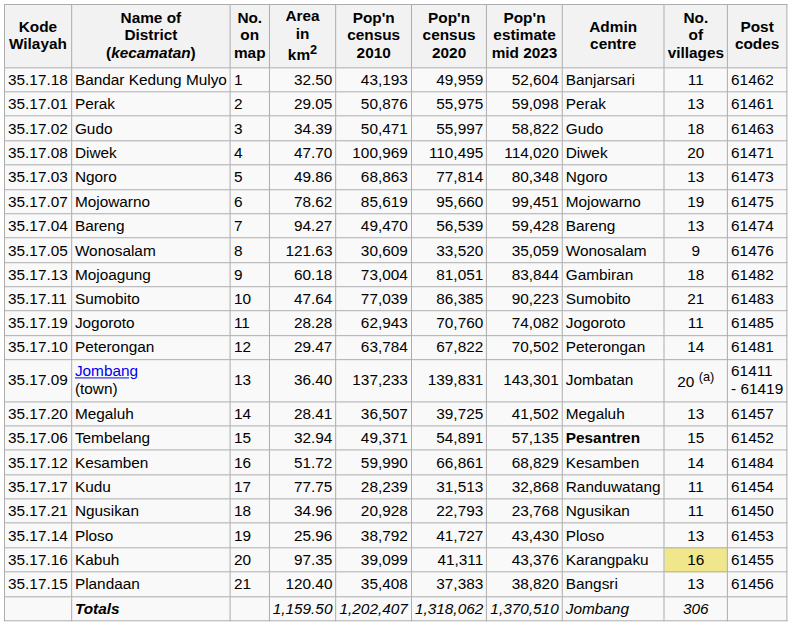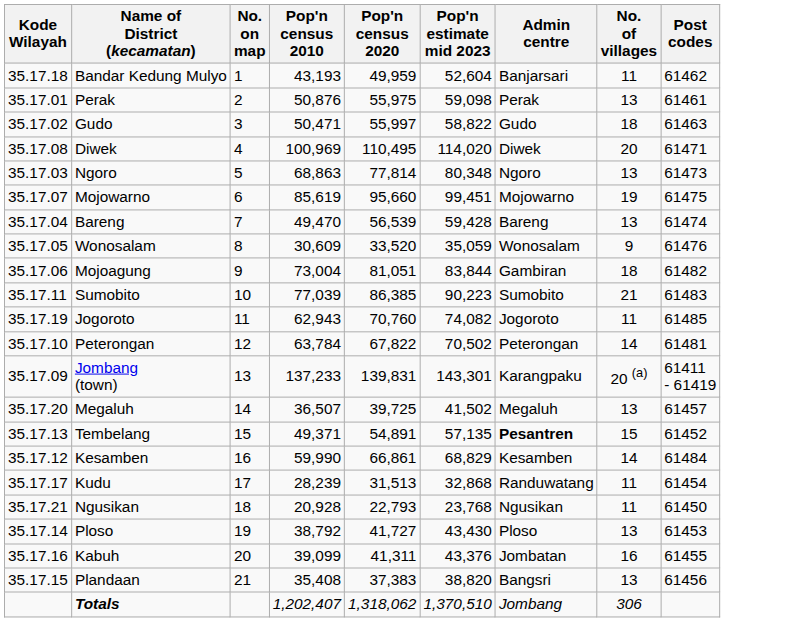- column: (303, 36)
(38, 274) 35.17.13 -> (38, 270) 35.17.06
(599, 380) Jombatan -> (540, 376) Karangpaku
(38, 438) 35.17.06 -> (38, 433) 35.17.13
(607, 559) Karangpaku -> (533, 555) Jombatan
(696, 559) khaki background -> (629, 555) no background
